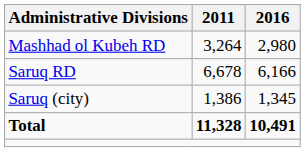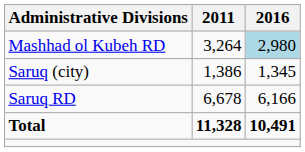(277, 44) no background -> (277, 44) lightblue background
rows swapped: (42, 71) <-> (49, 98)
